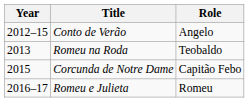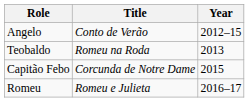columns swapped: (27, 13) <-> (210, 13)
